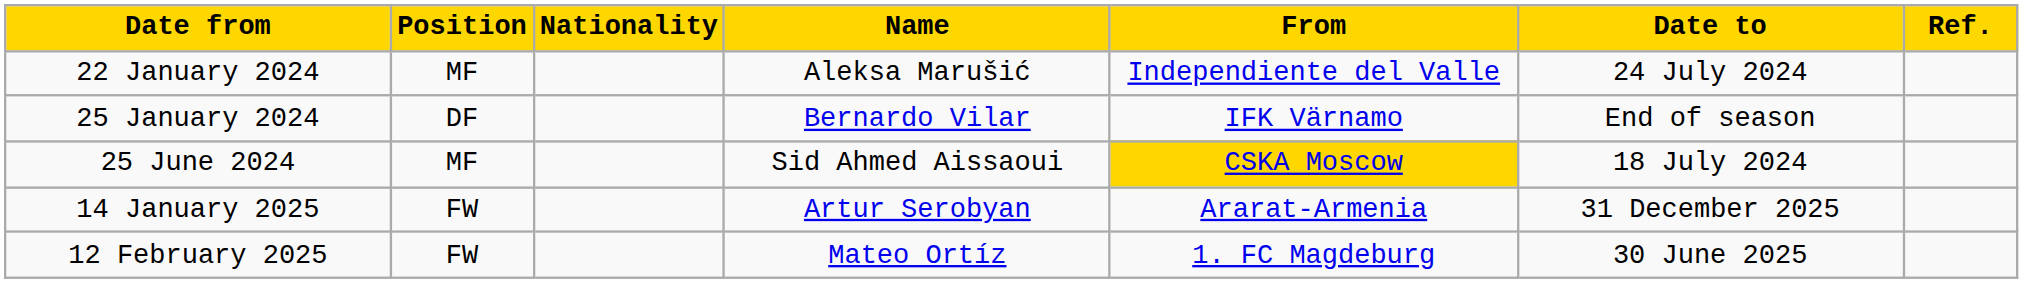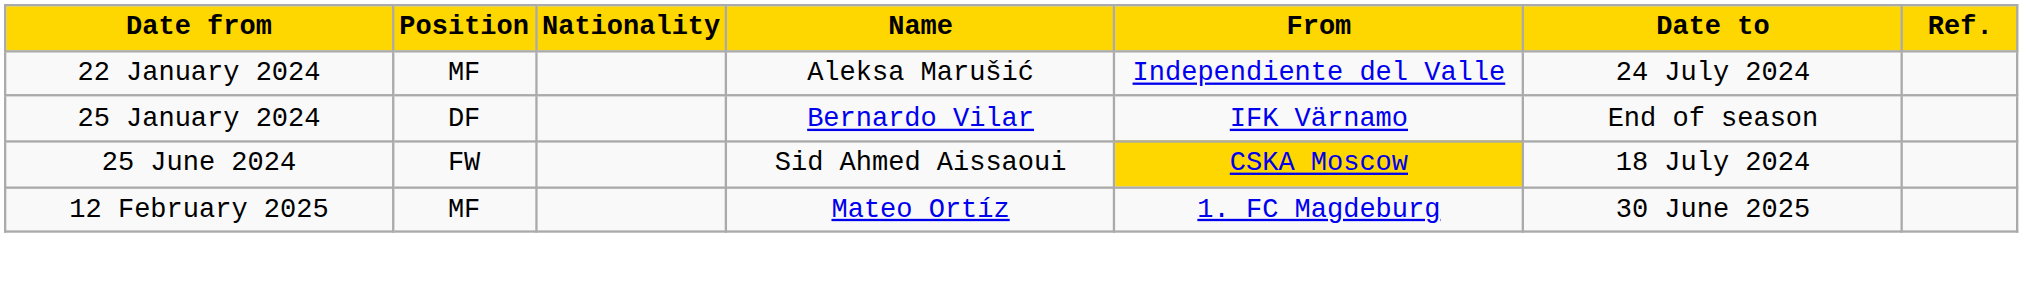(462, 164) MF -> (464, 164) FW
- row: (198, 209)
(462, 255) FW -> (464, 209) MF
